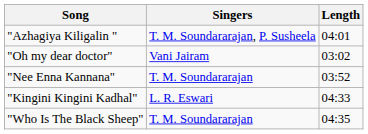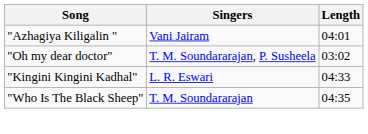(233, 35) T. M. Soundararajan, P. Susheela -> (179, 35) Vani Jairam
(179, 56) Vani Jairam -> (233, 56) T. M. Soundararajan, P. Susheela
- row: (61, 77)
